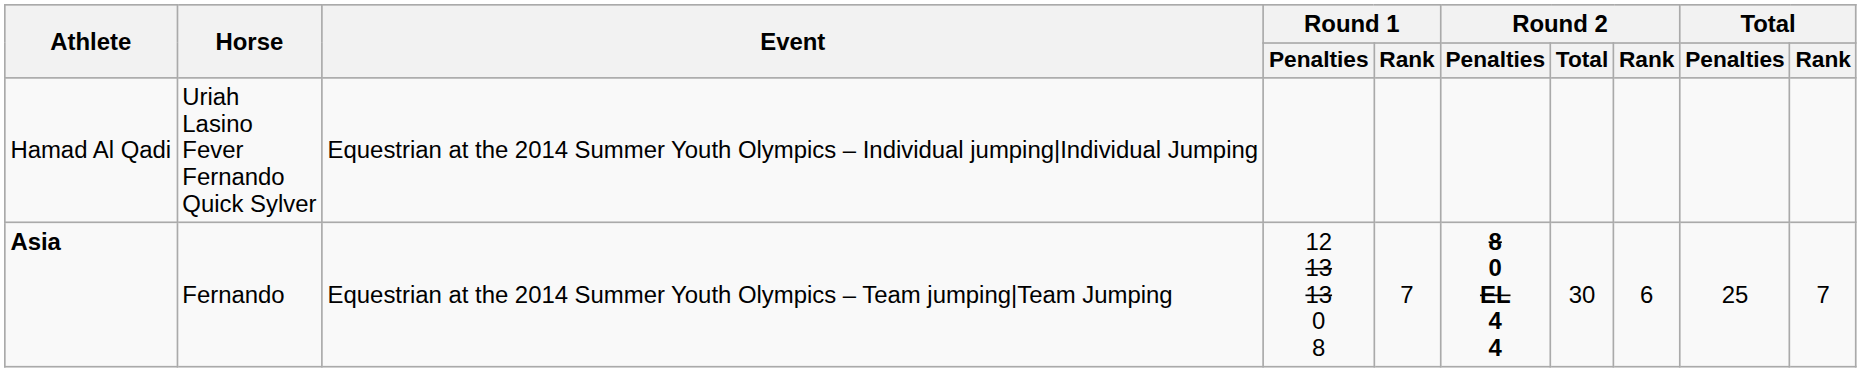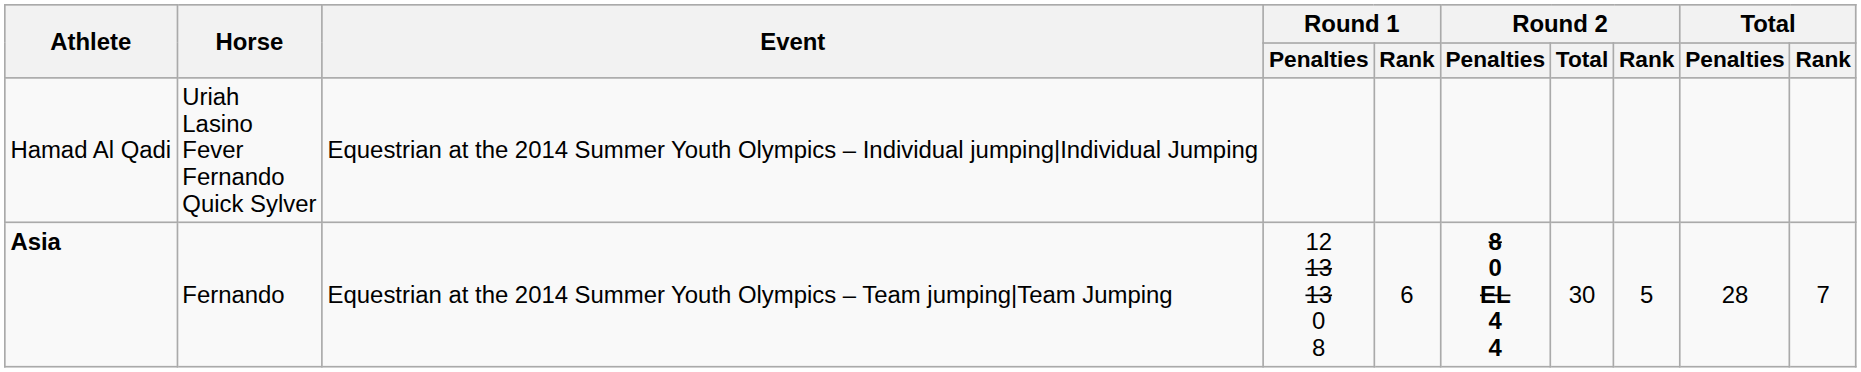(1407, 295) 7 -> (1407, 295) 6
(1647, 295) 6 -> (1647, 295) 5
(1735, 295) 25 -> (1735, 295) 28
